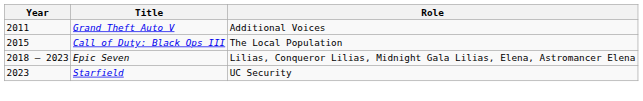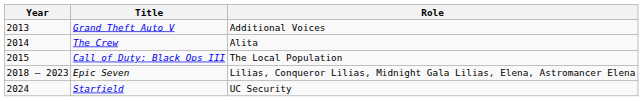(18, 27) 2011 -> (18, 27) 2013
+ row: (96, 42)
(18, 73) 2023 -> (18, 88) 2024
